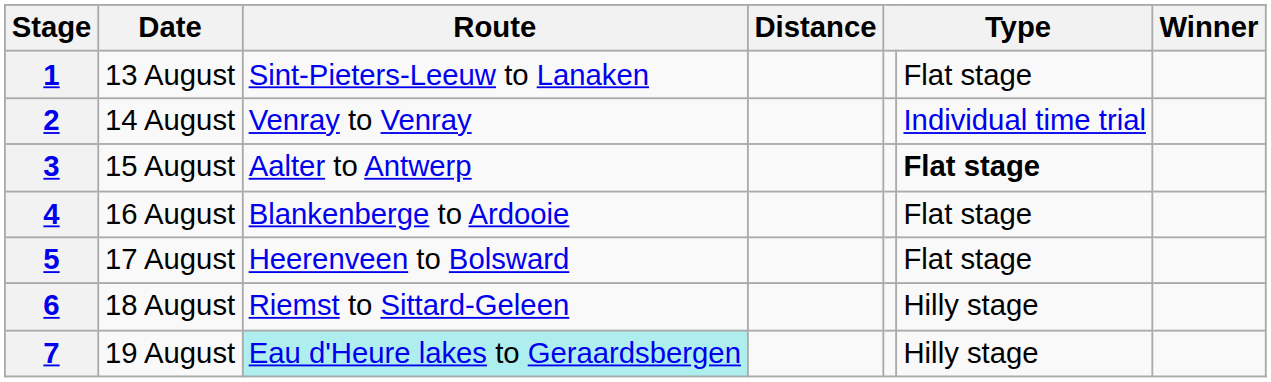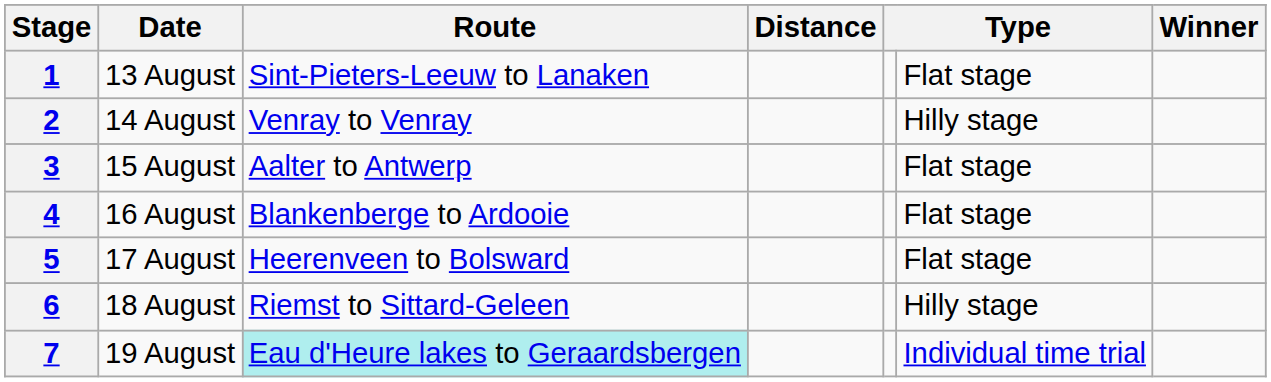(1025, 120) Individual time trial -> (971, 120) Hilly stage
(972, 167) bold -> (968, 167) normal
(971, 352) Hilly stage -> (1025, 352) Individual time trial
